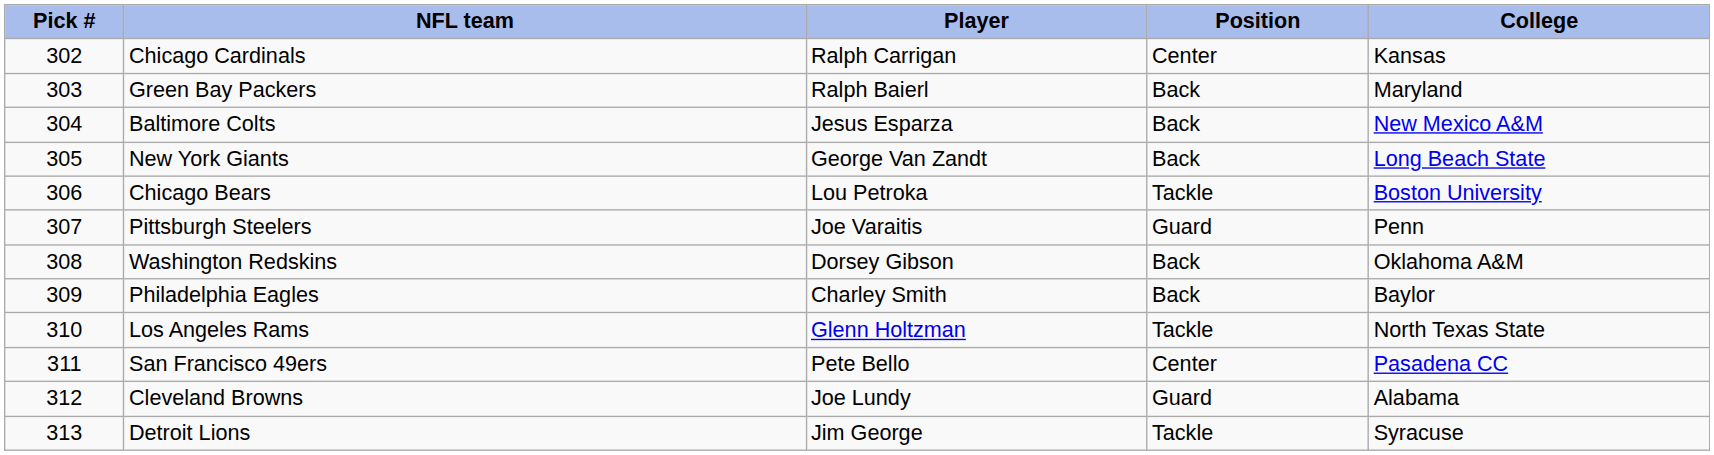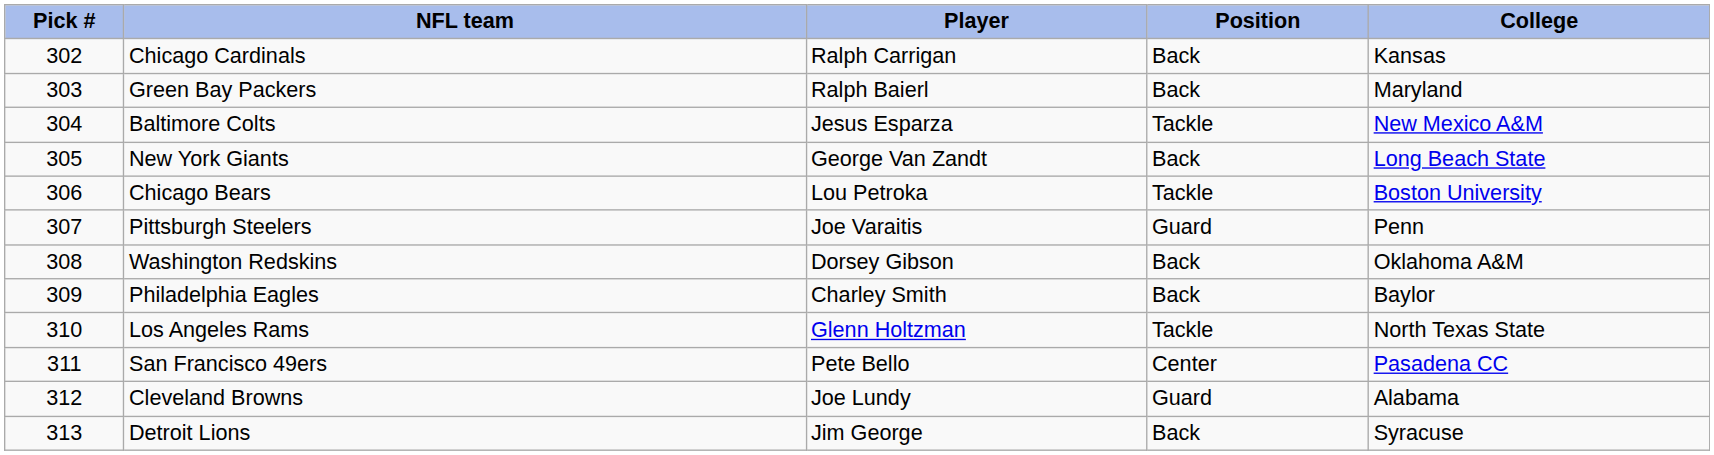(1184, 55) Center -> (1176, 55) Back
(1176, 124) Back -> (1183, 124) Tackle
(1183, 432) Tackle -> (1176, 432) Back
